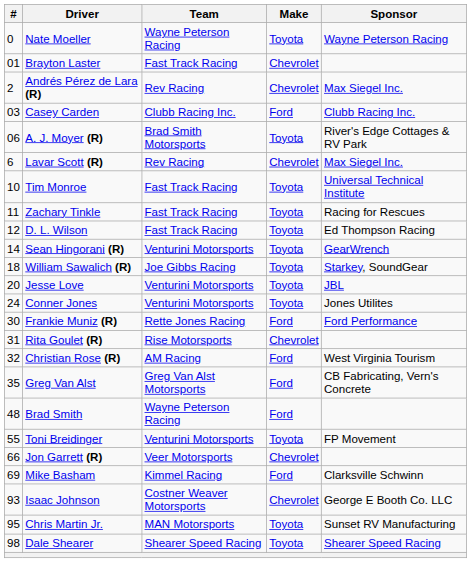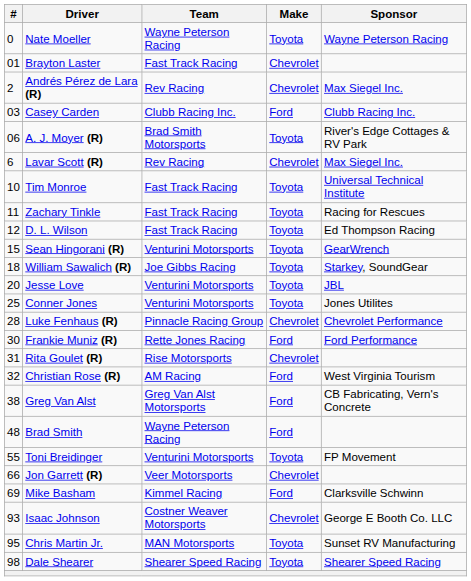(13, 248) 14 -> (13, 248) 15
(13, 303) 24 -> (13, 303) 25
+ row: (71, 321)
(13, 383) 35 -> (13, 401) 38
